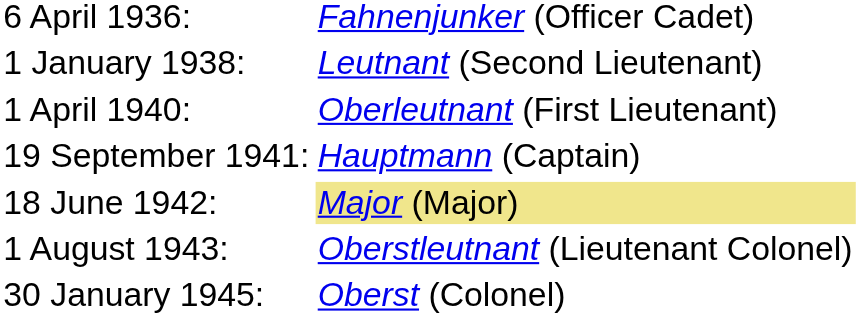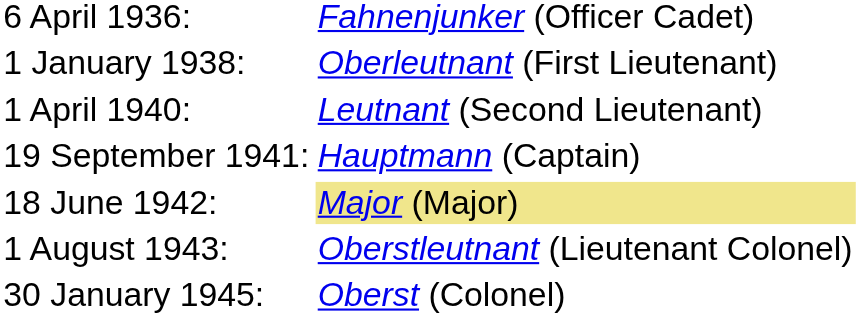(540, 63) Leutnant (Second Lieutenant) -> (548, 63) Oberleutnant (First Lieutenant)
(548, 109) Oberleutnant (First Lieutenant) -> (540, 109) Leutnant (Second Lieutenant)
